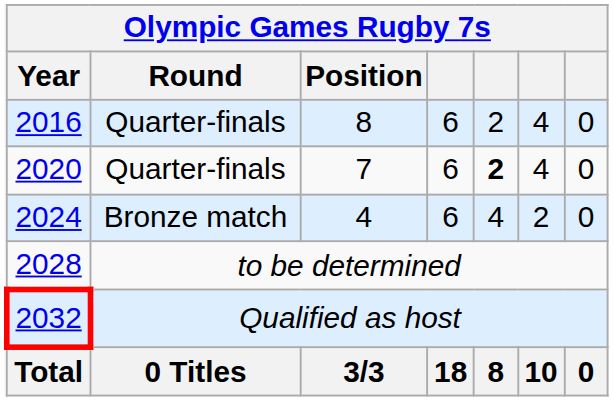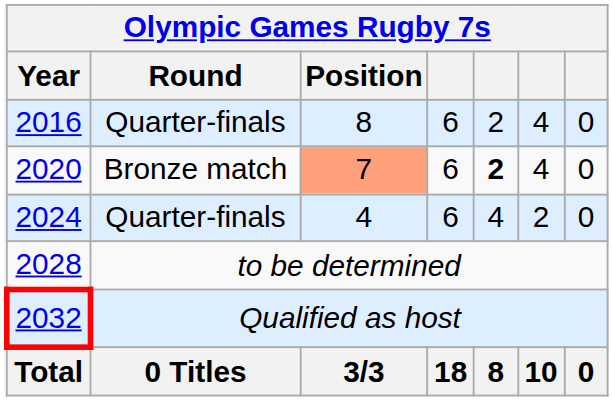(195, 169) Quarter-finals -> (195, 169) Bronze match
(364, 169) no background -> (364, 169) lightsalmon background
(195, 216) Bronze match -> (195, 216) Quarter-finals
